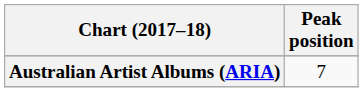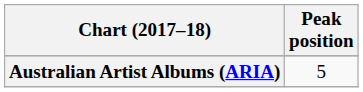(321, 71) 7 -> (321, 71) 5
